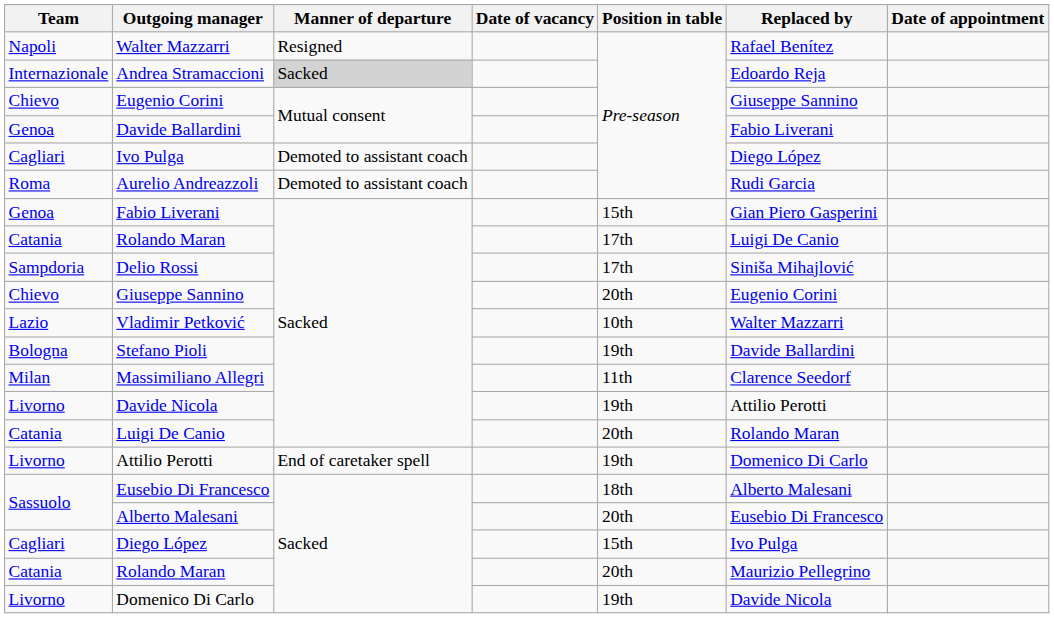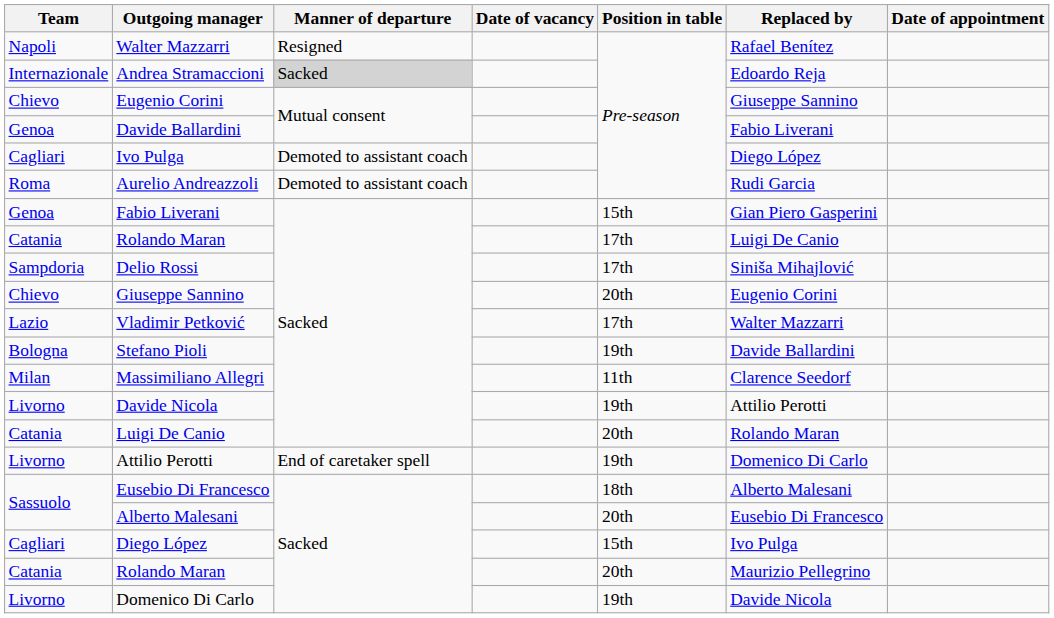(618, 322) 10th -> (618, 322) 17th
